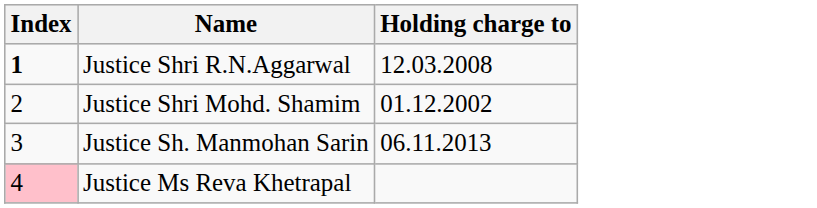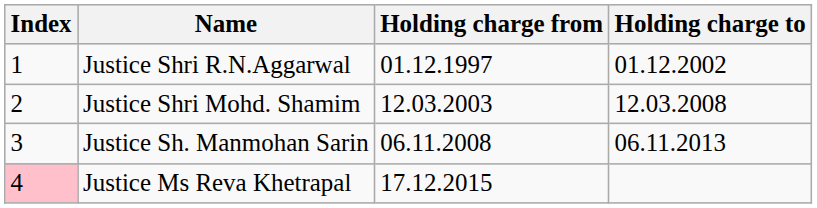+ column: (492, 24)
(17, 63) bold -> (17, 63) normal
(436, 63) 12.03.2008 -> (674, 63) 01.12.2002
(439, 103) 01.12.2002 -> (671, 103) 12.03.2008
